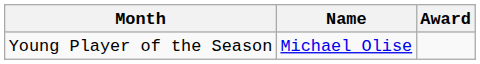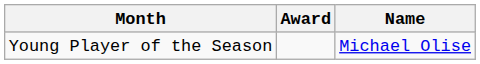columns swapped: (346, 18) <-> (446, 18)
